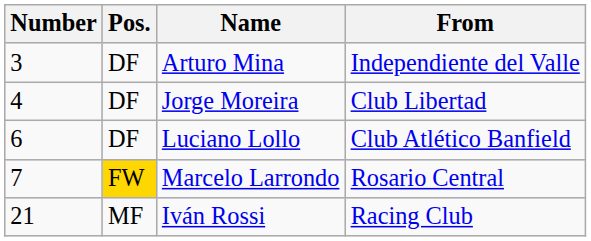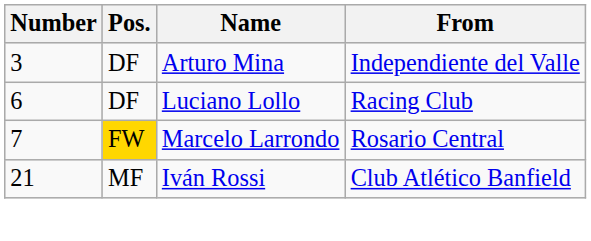- row: (230, 100)
(461, 139) Club Atlético Banfield -> (412, 100) Racing Club
(412, 216) Racing Club -> (461, 178) Club Atlético Banfield
